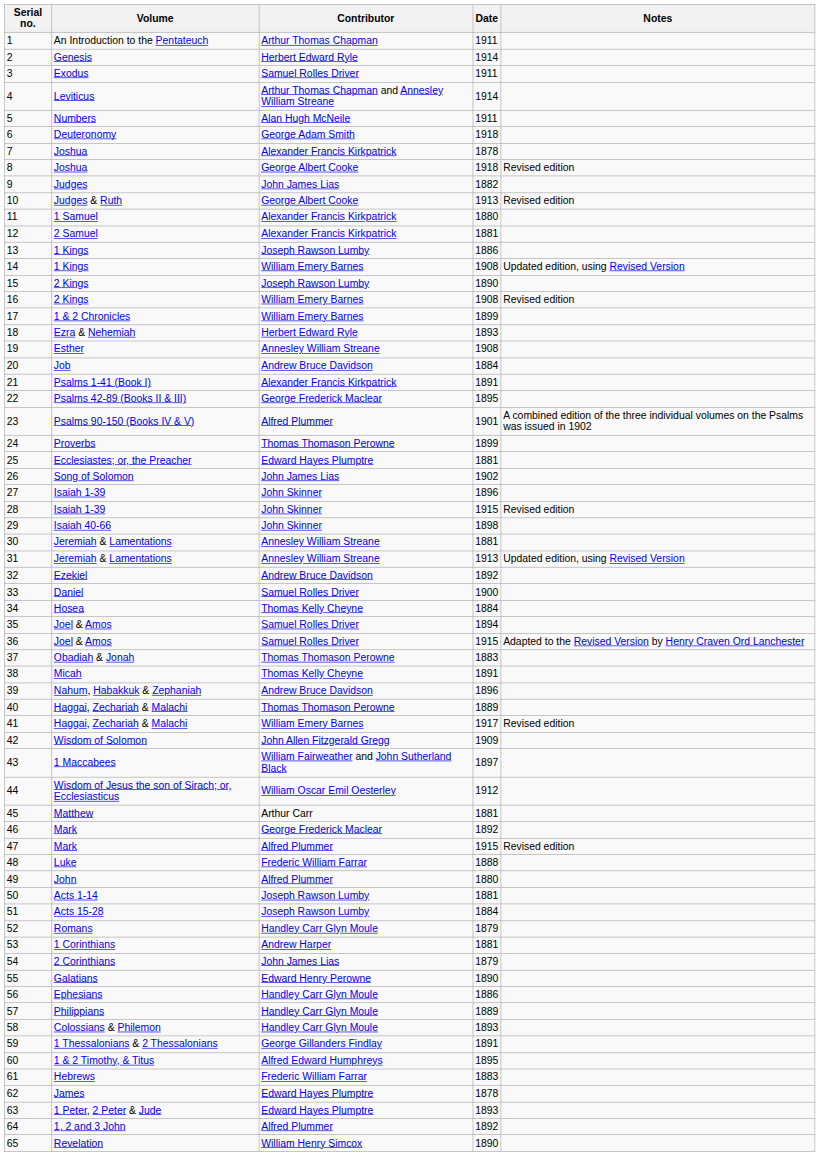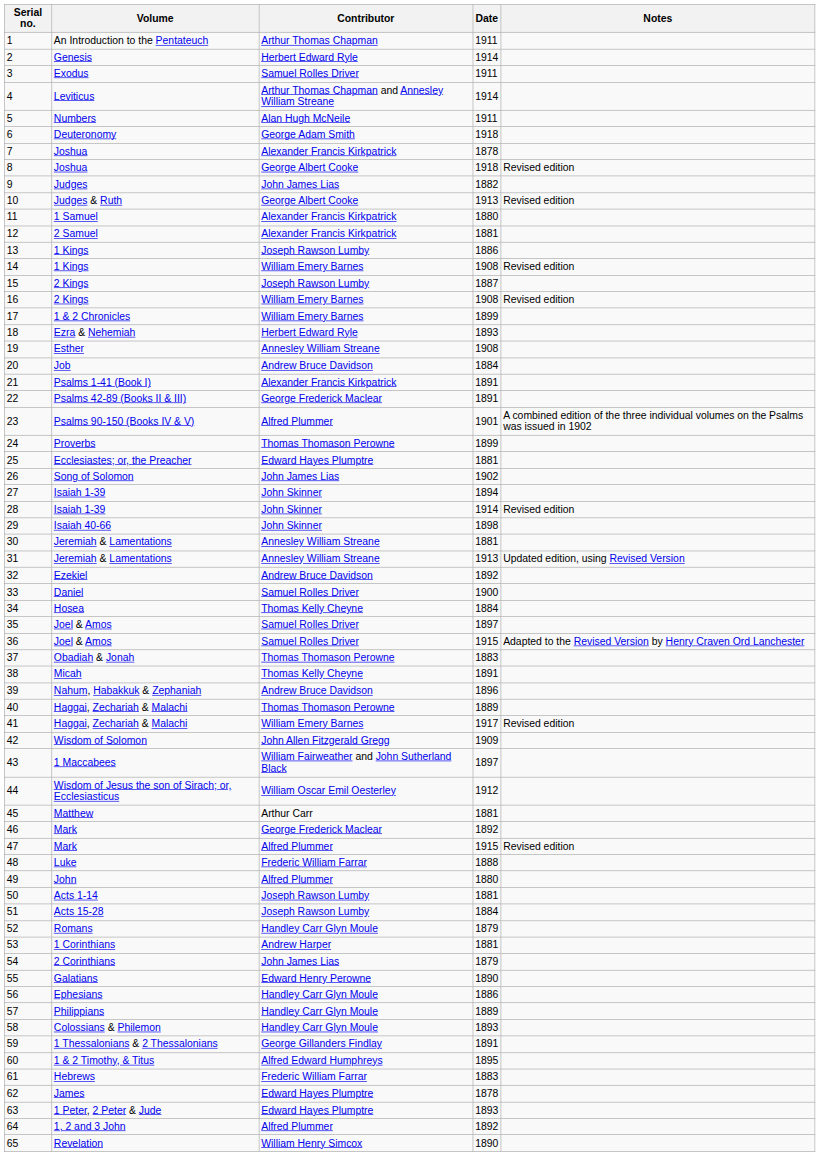(594, 267) Updated edition, using Revised Version -> (539, 267) Revised edition
(487, 283) 1890 -> (487, 283) 1887
(487, 399) 1895 -> (487, 399) 1891
(487, 493) 1896 -> (487, 493) 1894
(487, 509) 1915 -> (487, 509) 1914
(487, 625) 1894 -> (487, 625) 1897
